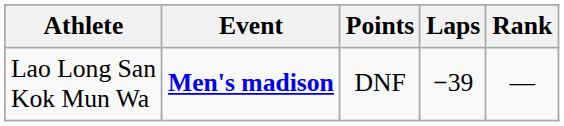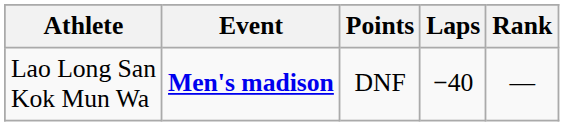(453, 83) −39 -> (453, 83) −40
